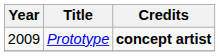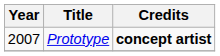(24, 39) 2009 -> (24, 39) 2007
